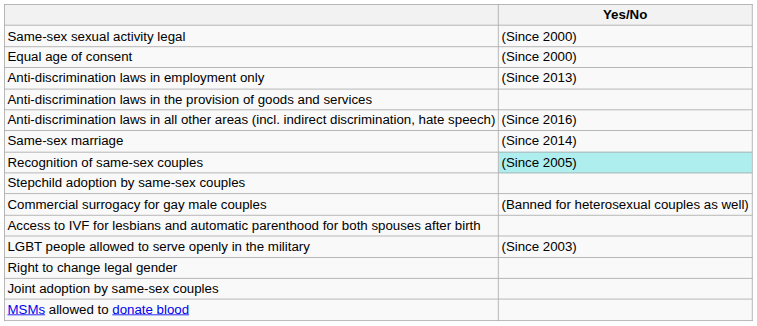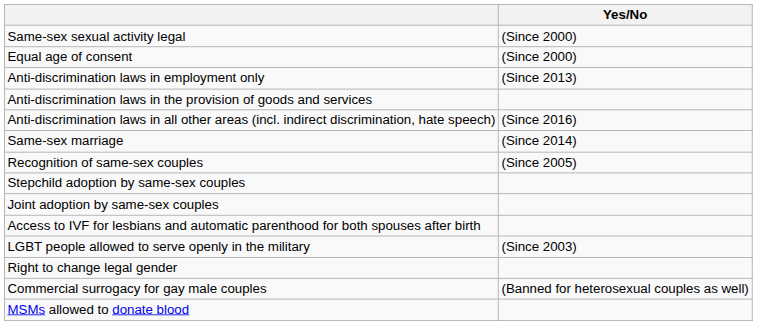(539, 162) paleturquoise background -> (539, 162) no background
rows swapped: (113, 288) <-> (137, 204)
